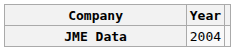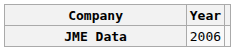(205, 36) 2004 -> (205, 36) 2006
